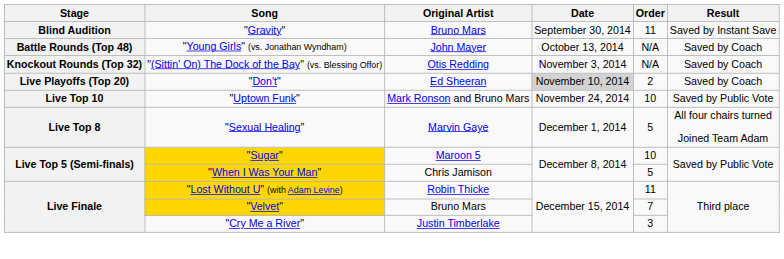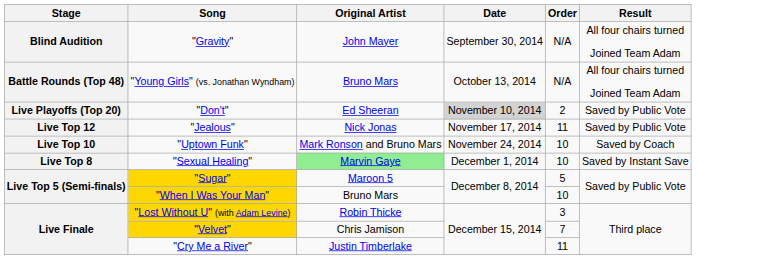(458, 30) Bruno Mars -> (370, 42) John Mayer
(650, 30) 11 -> (562, 42) N/A
(723, 30) Saved by Instant Save -> (635, 42) All four chairs turned Joined Team Adam
(458, 47) John Mayer -> (370, 82) Bruno Mars
(723, 47) Saved by Coach -> (635, 82) All four chairs turned Joined Team Adam
- row: (265, 64)
(723, 82) Saved by Coach -> (635, 111) Saved by Public Vote
+ row: (213, 128)
(723, 99) Saved by Public Vote -> (635, 145) Saved by Coach
(458, 128) no background -> (370, 162) lightgreen background
(650, 128) 5 -> (562, 162) 10
(723, 128) All four chairs turned Joined Team Adam -> (635, 162) Saved by Instant Save
(650, 156) 10 -> (562, 178) 5
(458, 173) Chris Jamison -> (370, 195) Bruno Mars
(650, 173) 5 -> (562, 195) 10
(650, 190) 11 -> (562, 212) 3
(458, 207) Bruno Mars -> (370, 230) Chris Jamison
(650, 224) 3 -> (562, 246) 11
